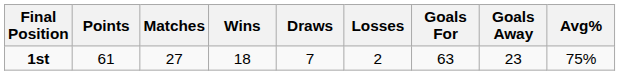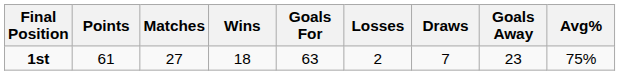columns swapped: (310, 25) <-> (446, 25)
